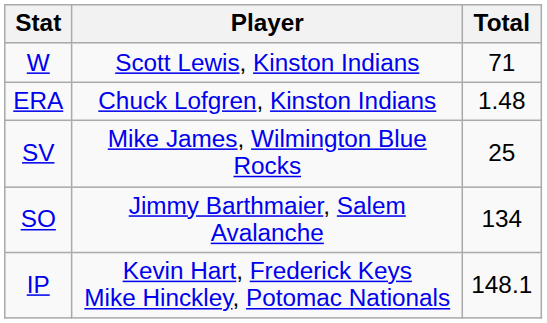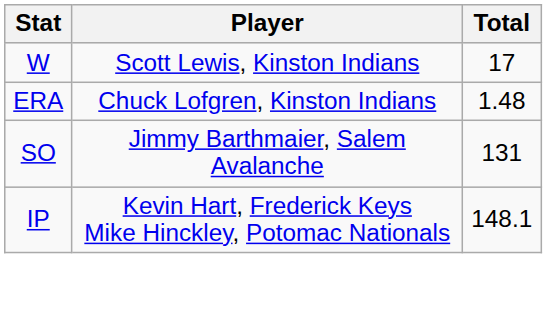(502, 62) 71 -> (502, 62) 17
- row: (38, 153)
(502, 219) 134 -> (502, 153) 131
